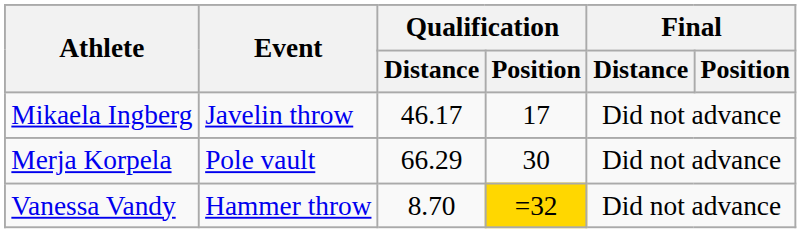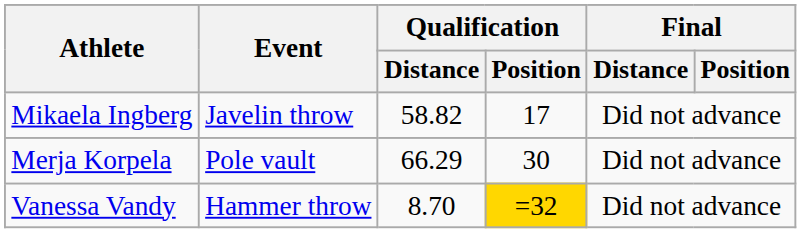(432, 115) 46.17 -> (432, 115) 58.82
